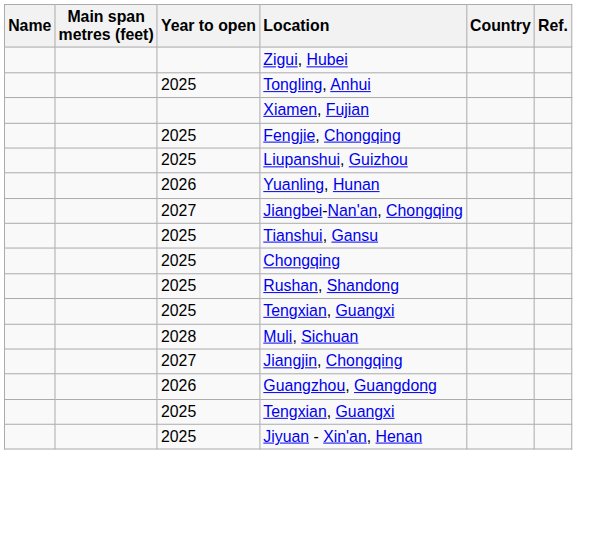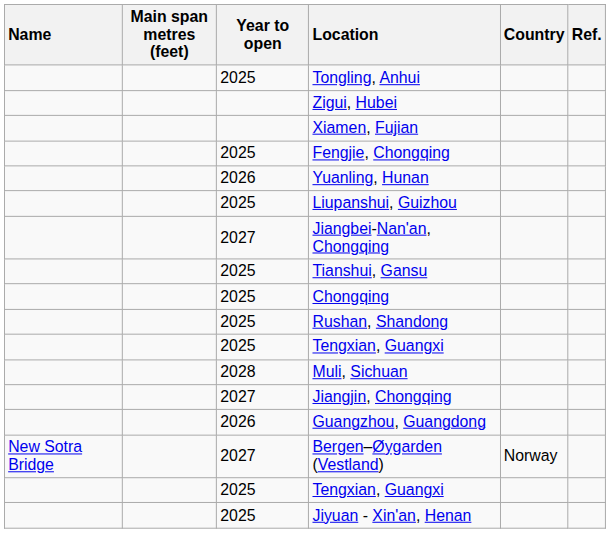rows swapped: (179, 85) <-> (208, 60)
rows swapped: (179, 160) <-> (179, 185)
+ row: (238, 456)
